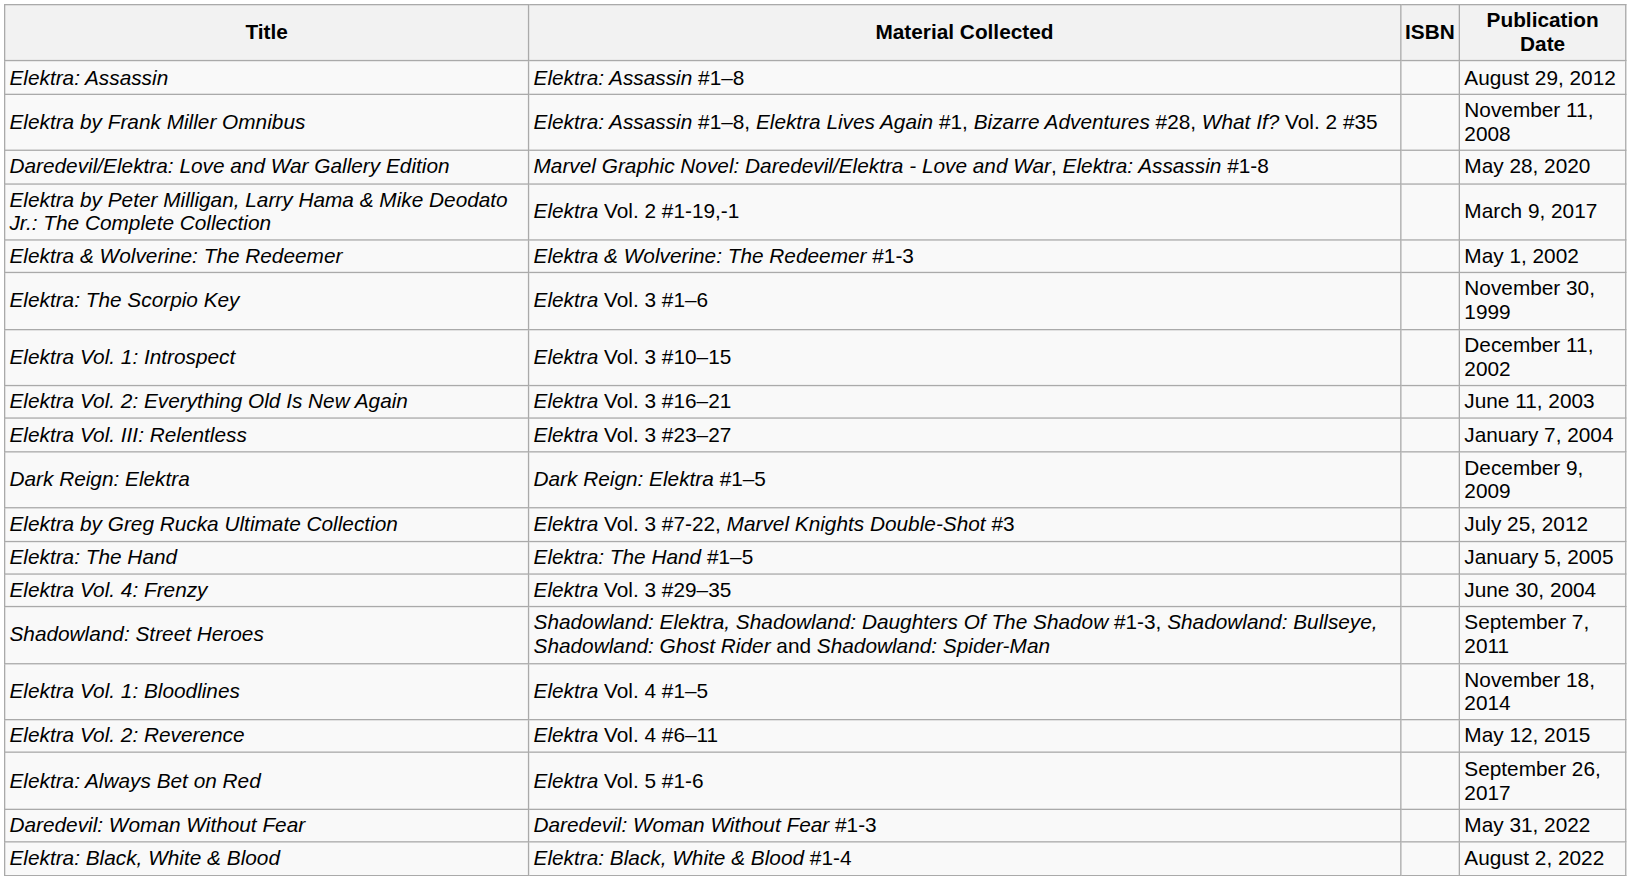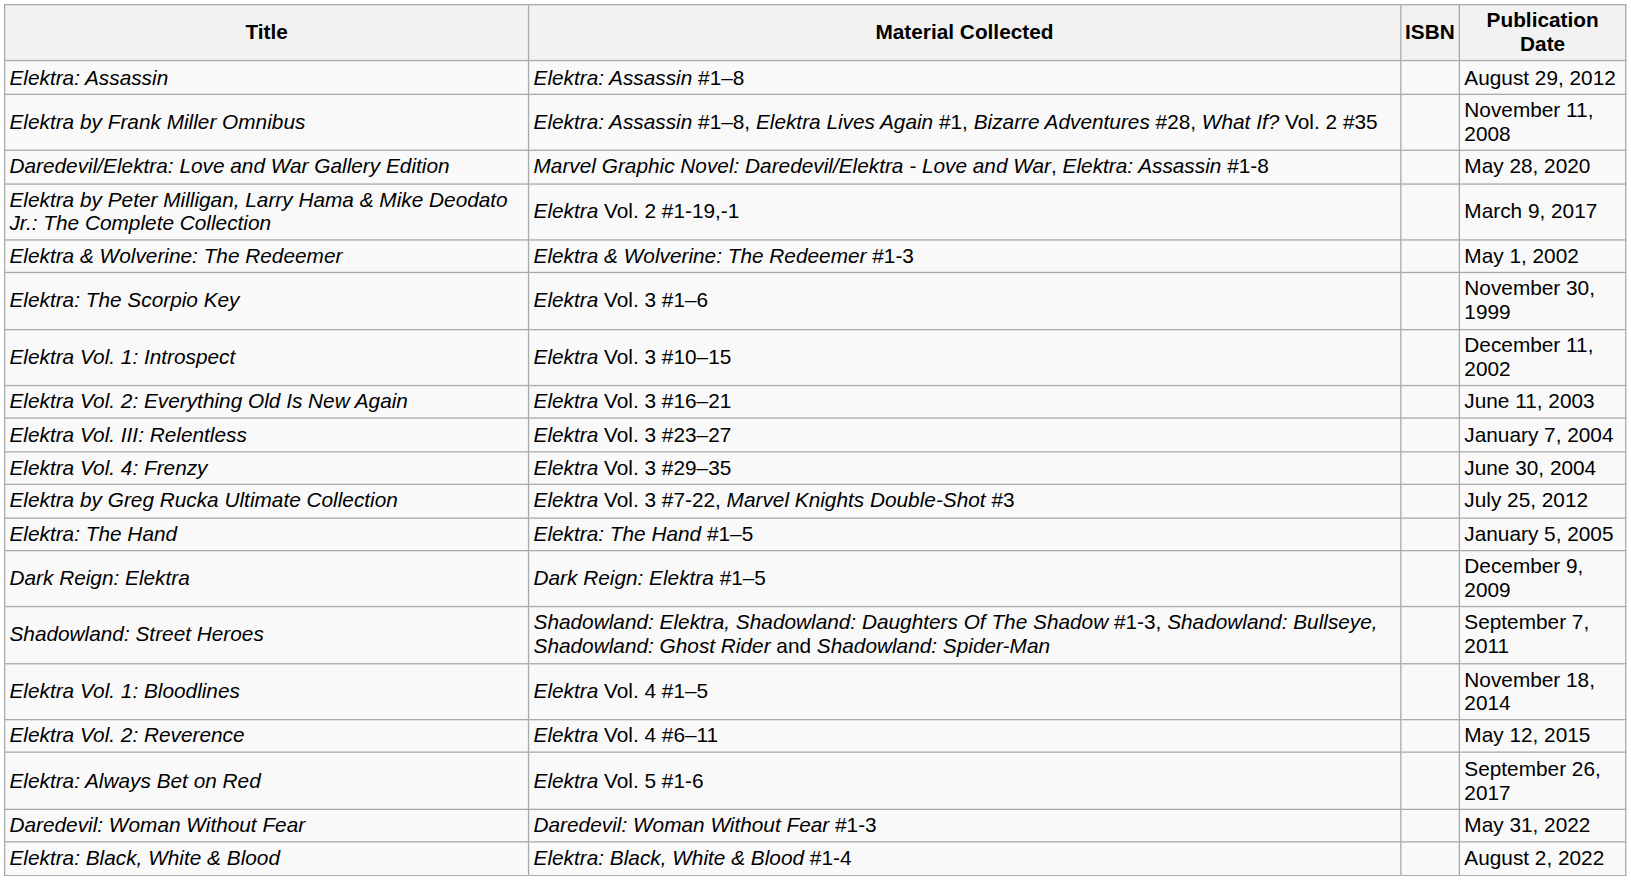rows swapped: (108, 590) <-> (100, 479)
